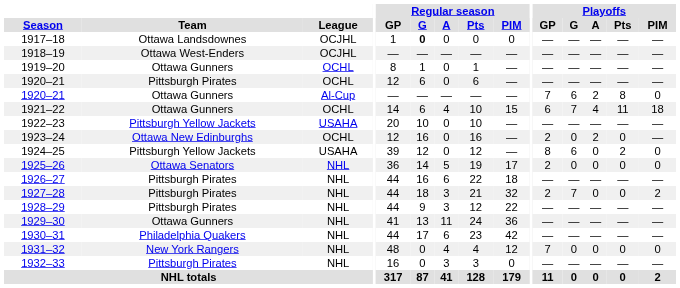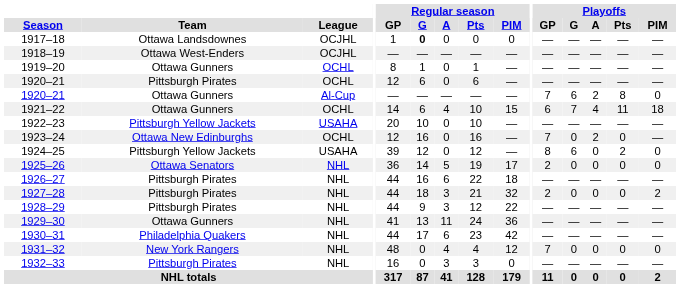(548, 137) 2 -> (548, 137) 7
(574, 193) 7 -> (574, 193) 0
